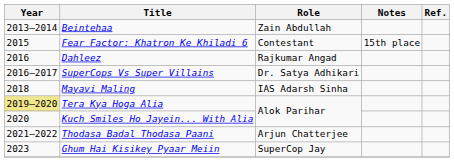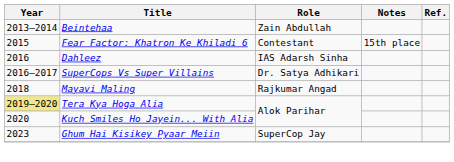(297, 58) Rajkumar Angad -> (303, 58) IAS Adarsh Sinha
(303, 88) IAS Adarsh Sinha -> (297, 88) Rajkumar Angad
- row: (138, 134)
